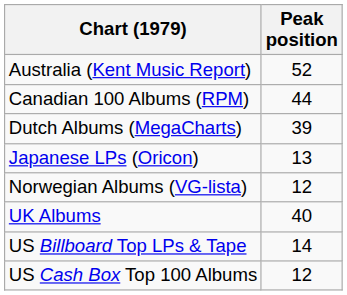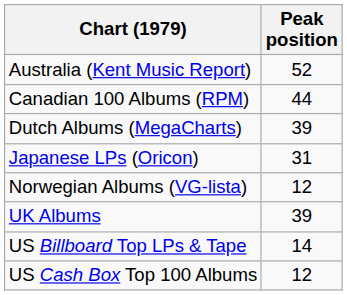(302, 157) 13 -> (302, 157) 31
(302, 216) 40 -> (302, 216) 39
